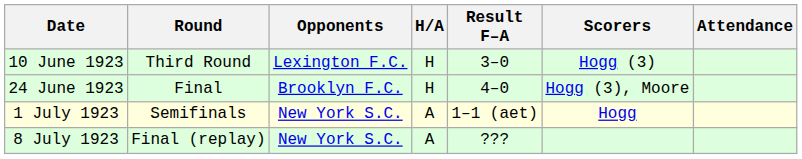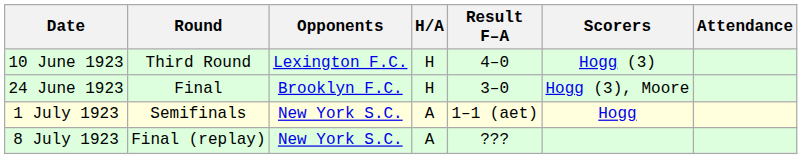(495, 62) 3–0 -> (495, 62) 4–0
(495, 88) 4–0 -> (495, 88) 3–0
